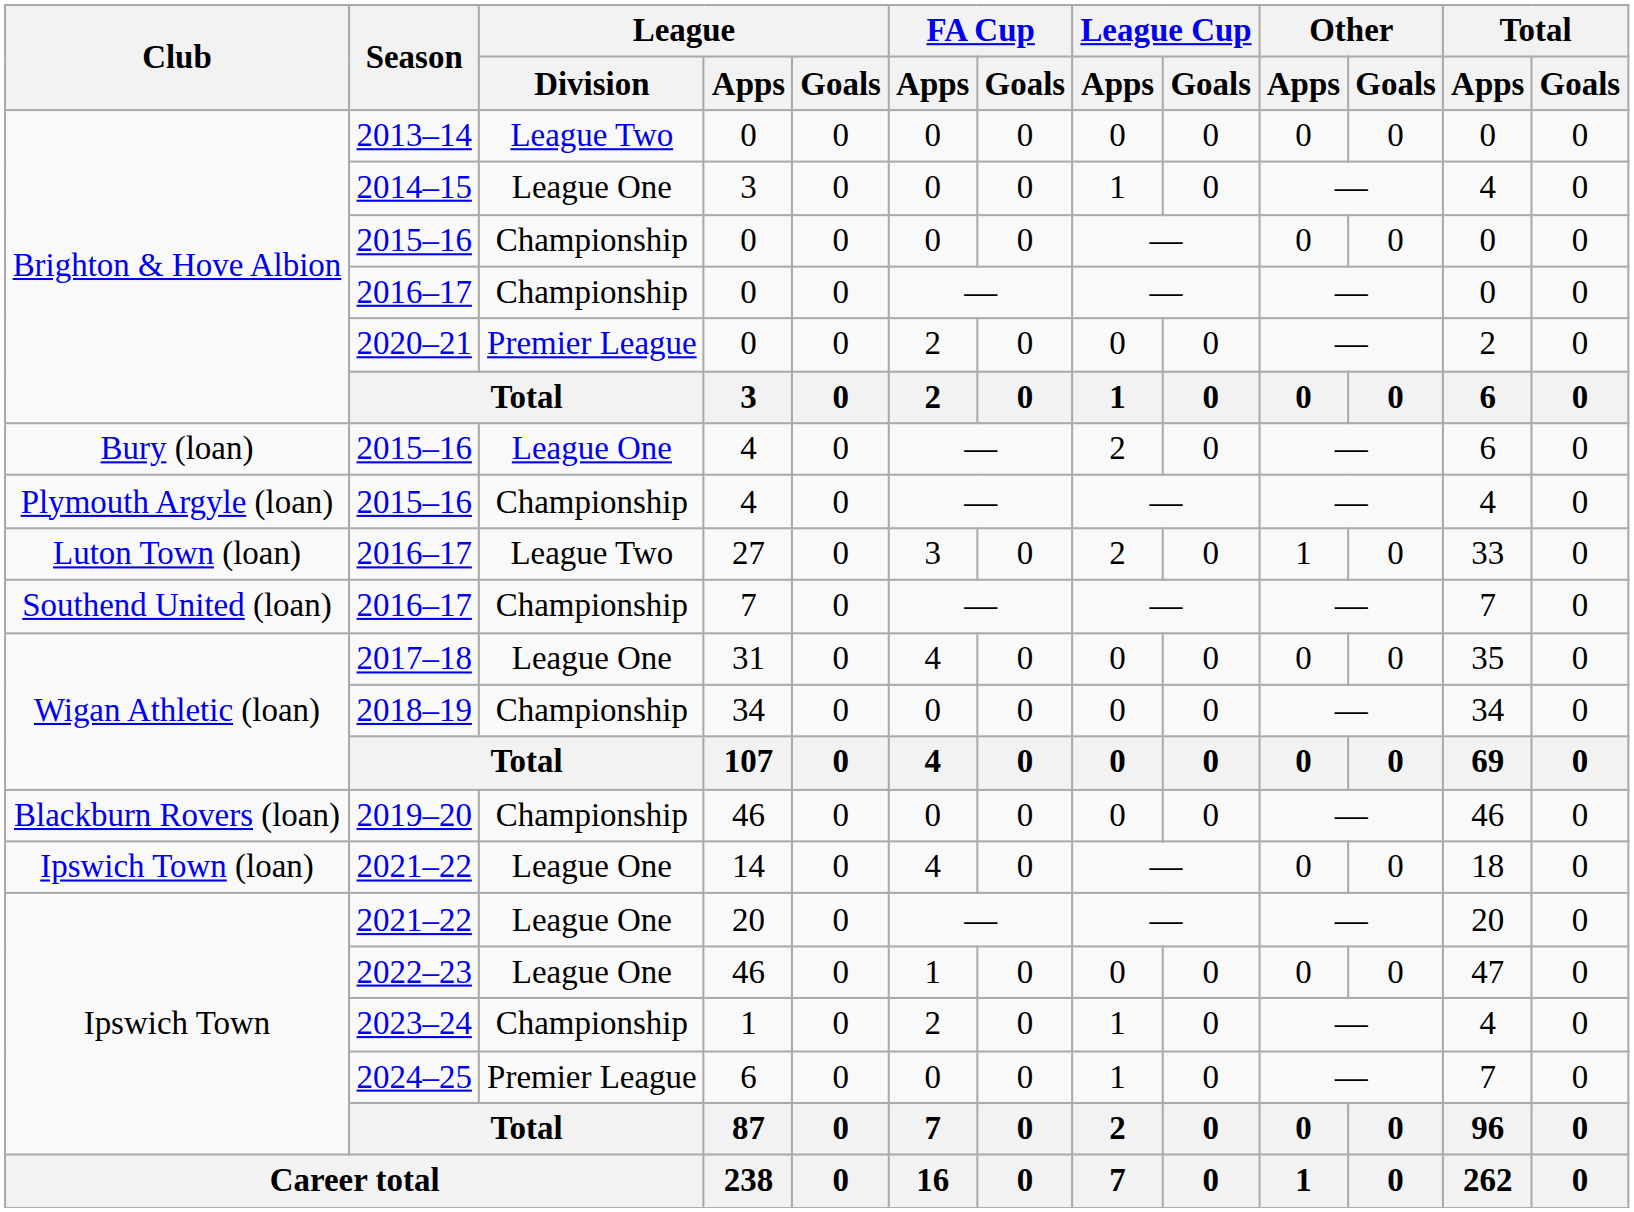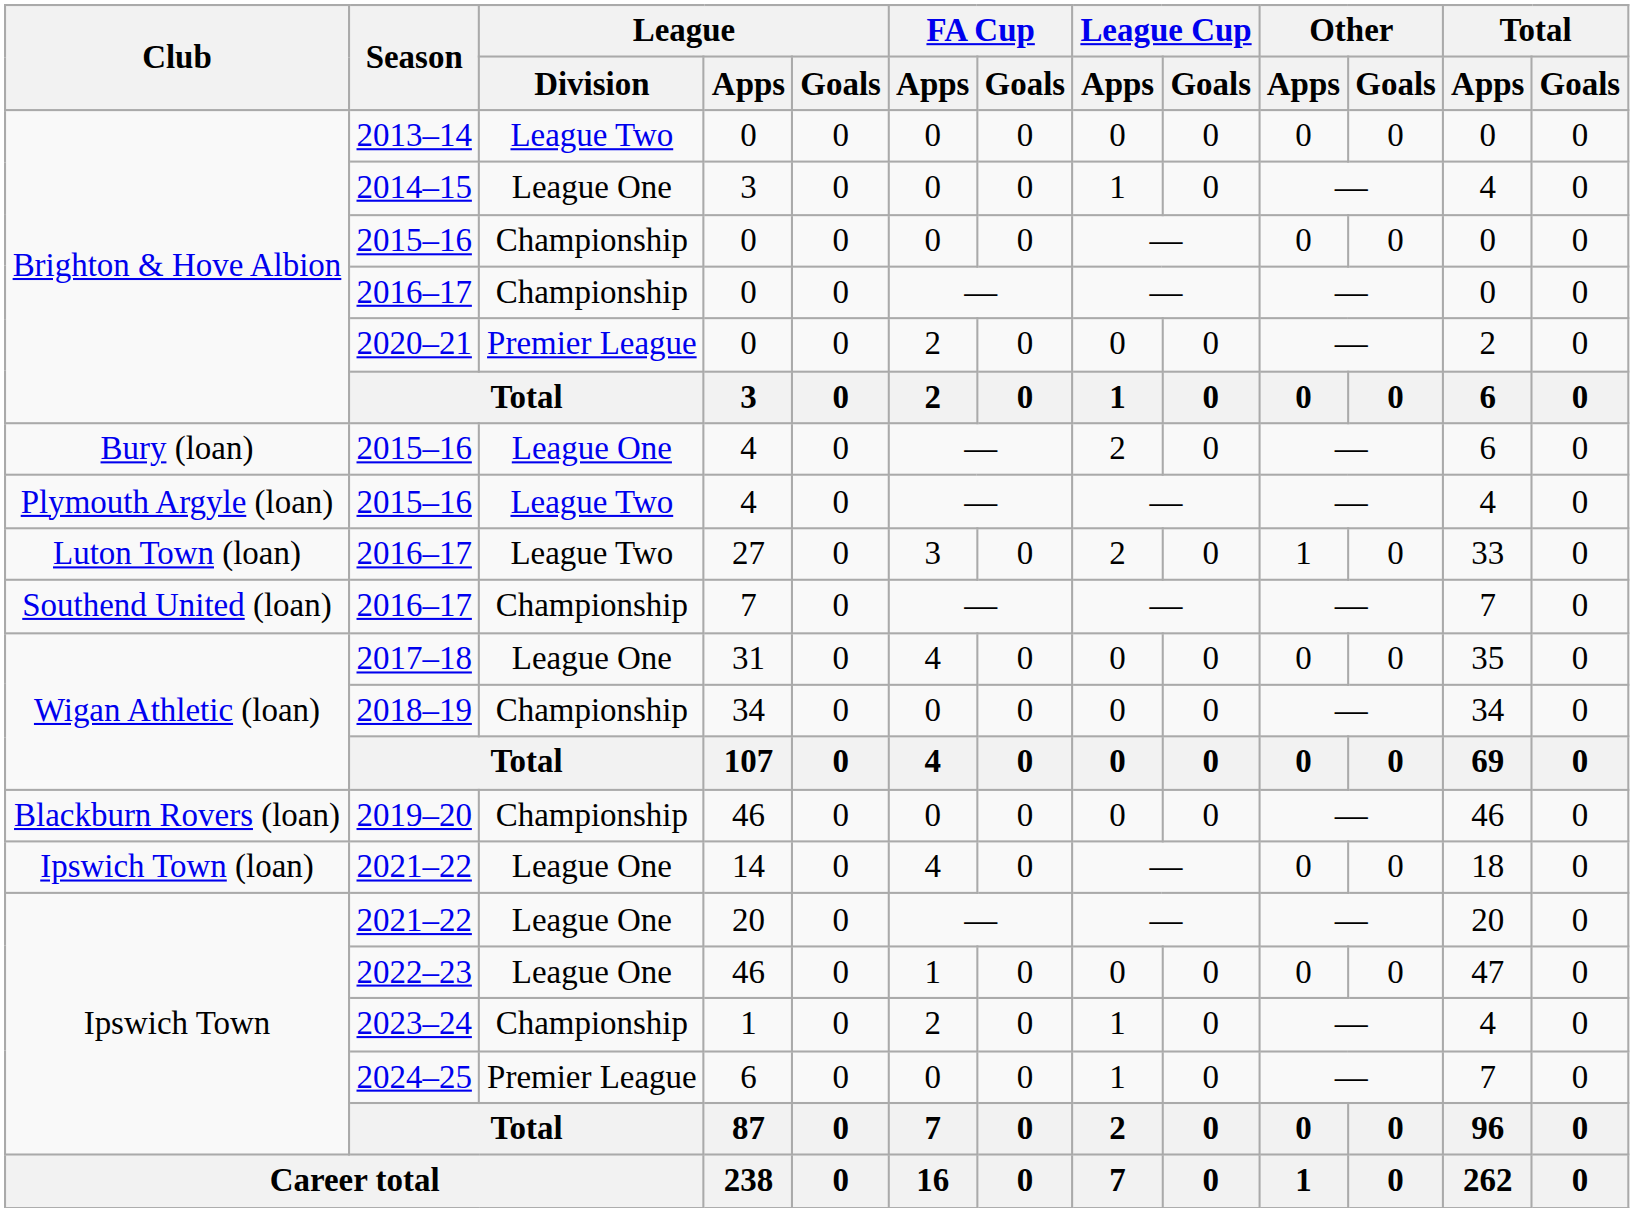(592, 501) Championship -> (592, 501) League Two
